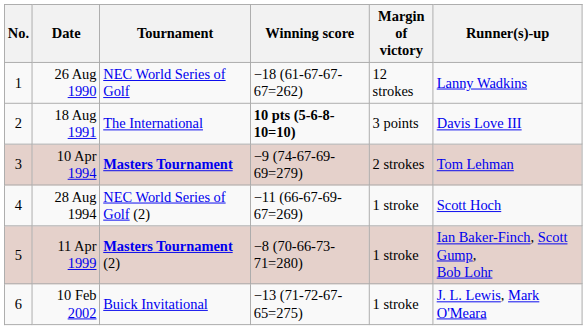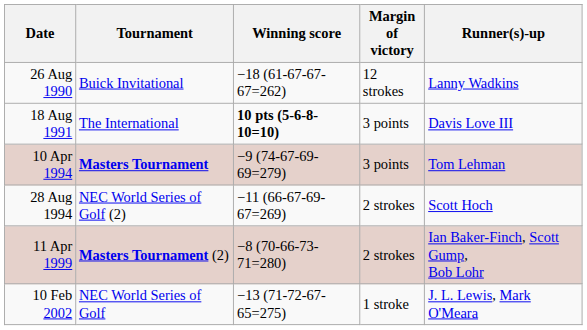- column: (18, 33)
(164, 83) NEC World Series of Golf -> (131, 83) Buick Invitational
(398, 164) 2 strokes -> (386, 164) 3 points
(396, 205) 1 stroke -> (389, 205) 2 strokes
(396, 255) 1 stroke -> (389, 255) 2 strokes
(156, 304) Buick Invitational -> (140, 304) NEC World Series of Golf
